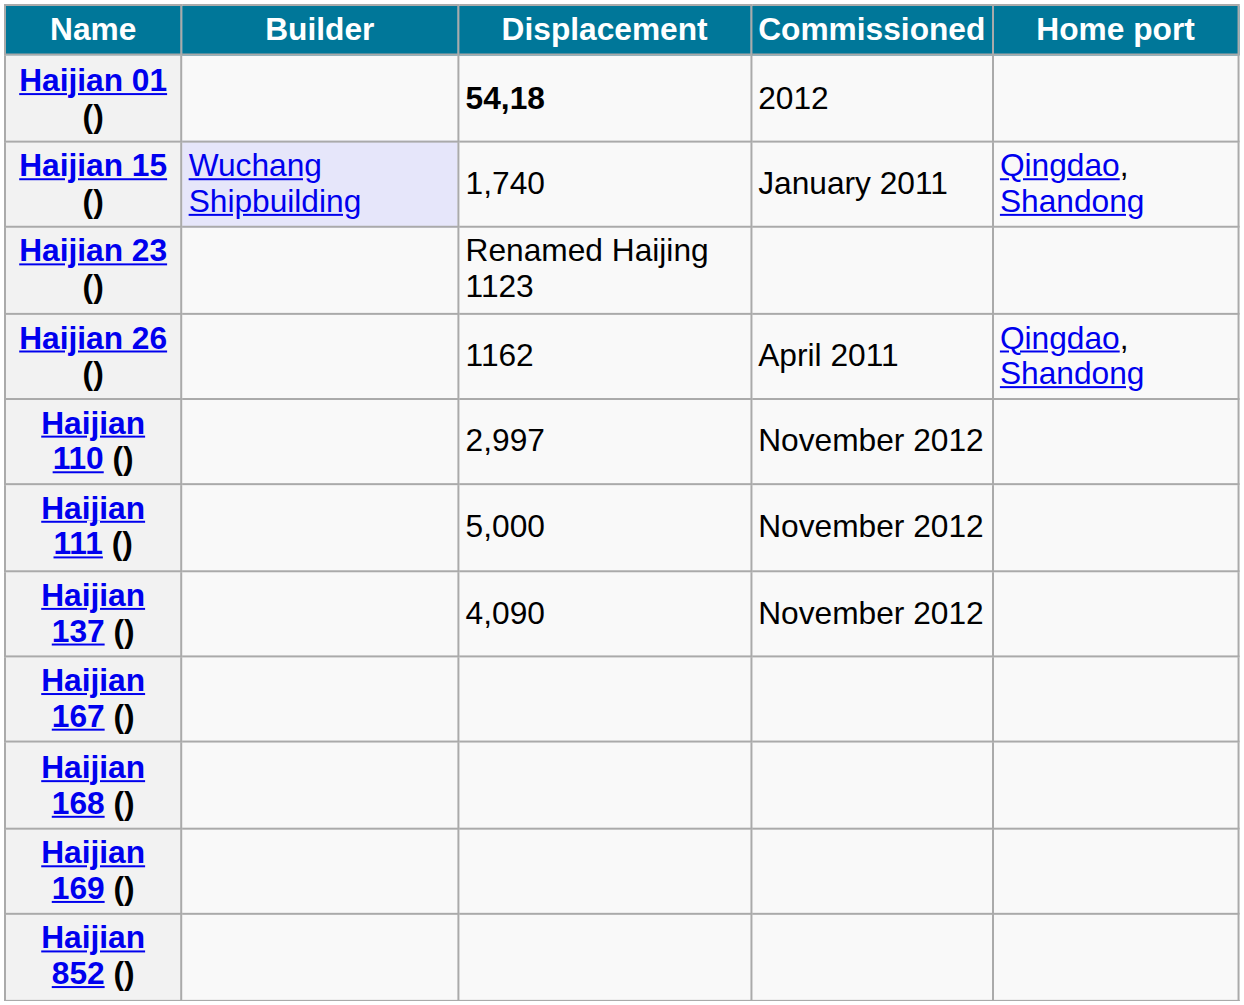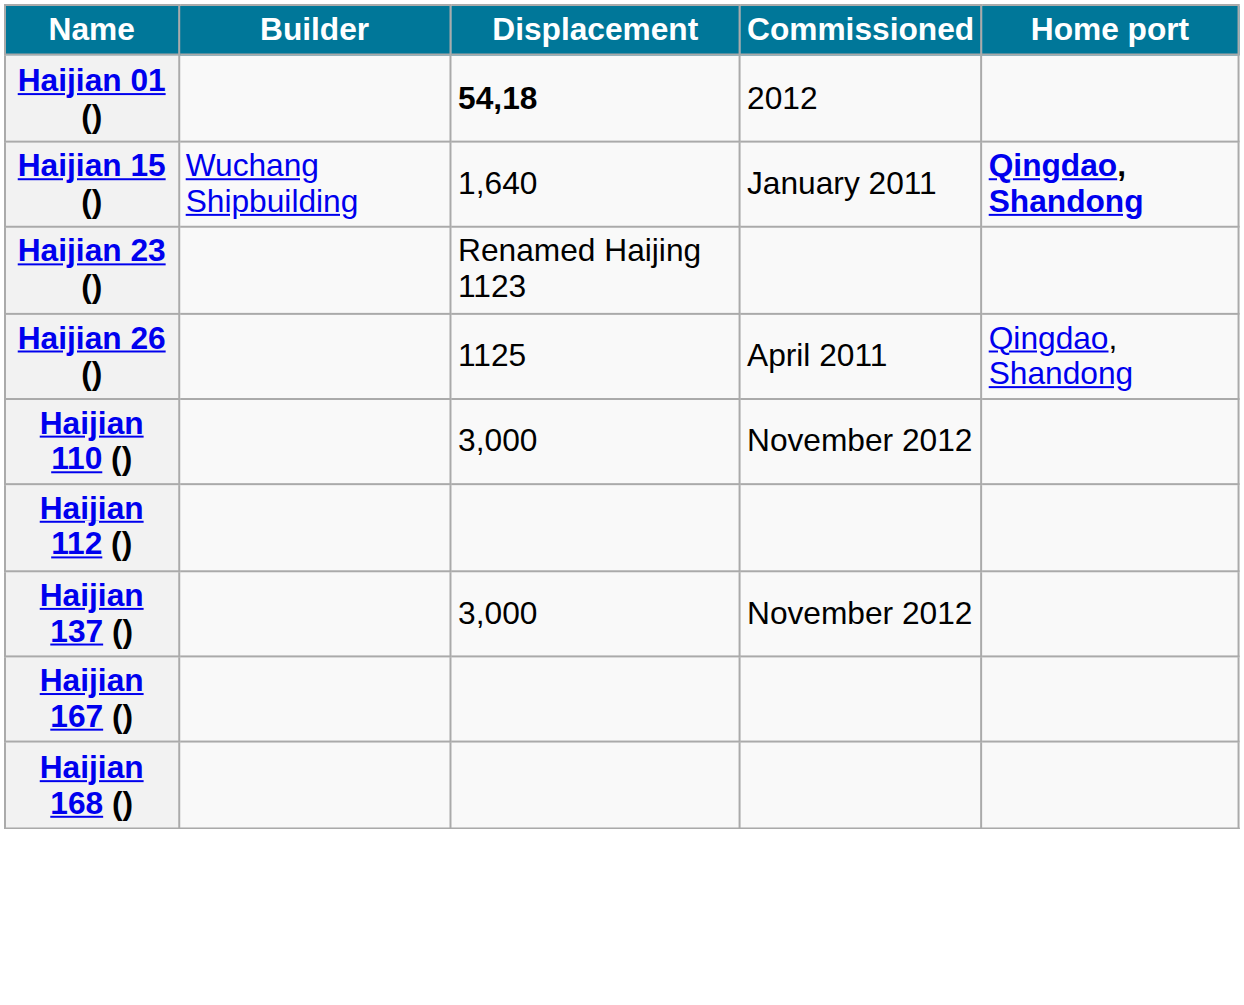(275, 183) lavender background -> (272, 183) no background
(505, 183) 1,740 -> (498, 183) 1,640
(1072, 183) normal -> (1066, 183) bold
(500, 355) 1162 -> (492, 355) 1125
(505, 441) 2,997 -> (498, 441) 3,000
- row: (93, 527)
+ row: (92, 527)
(505, 612) 4,090 -> (498, 612) 3,000
- row: (93, 870)
- row: (93, 956)
